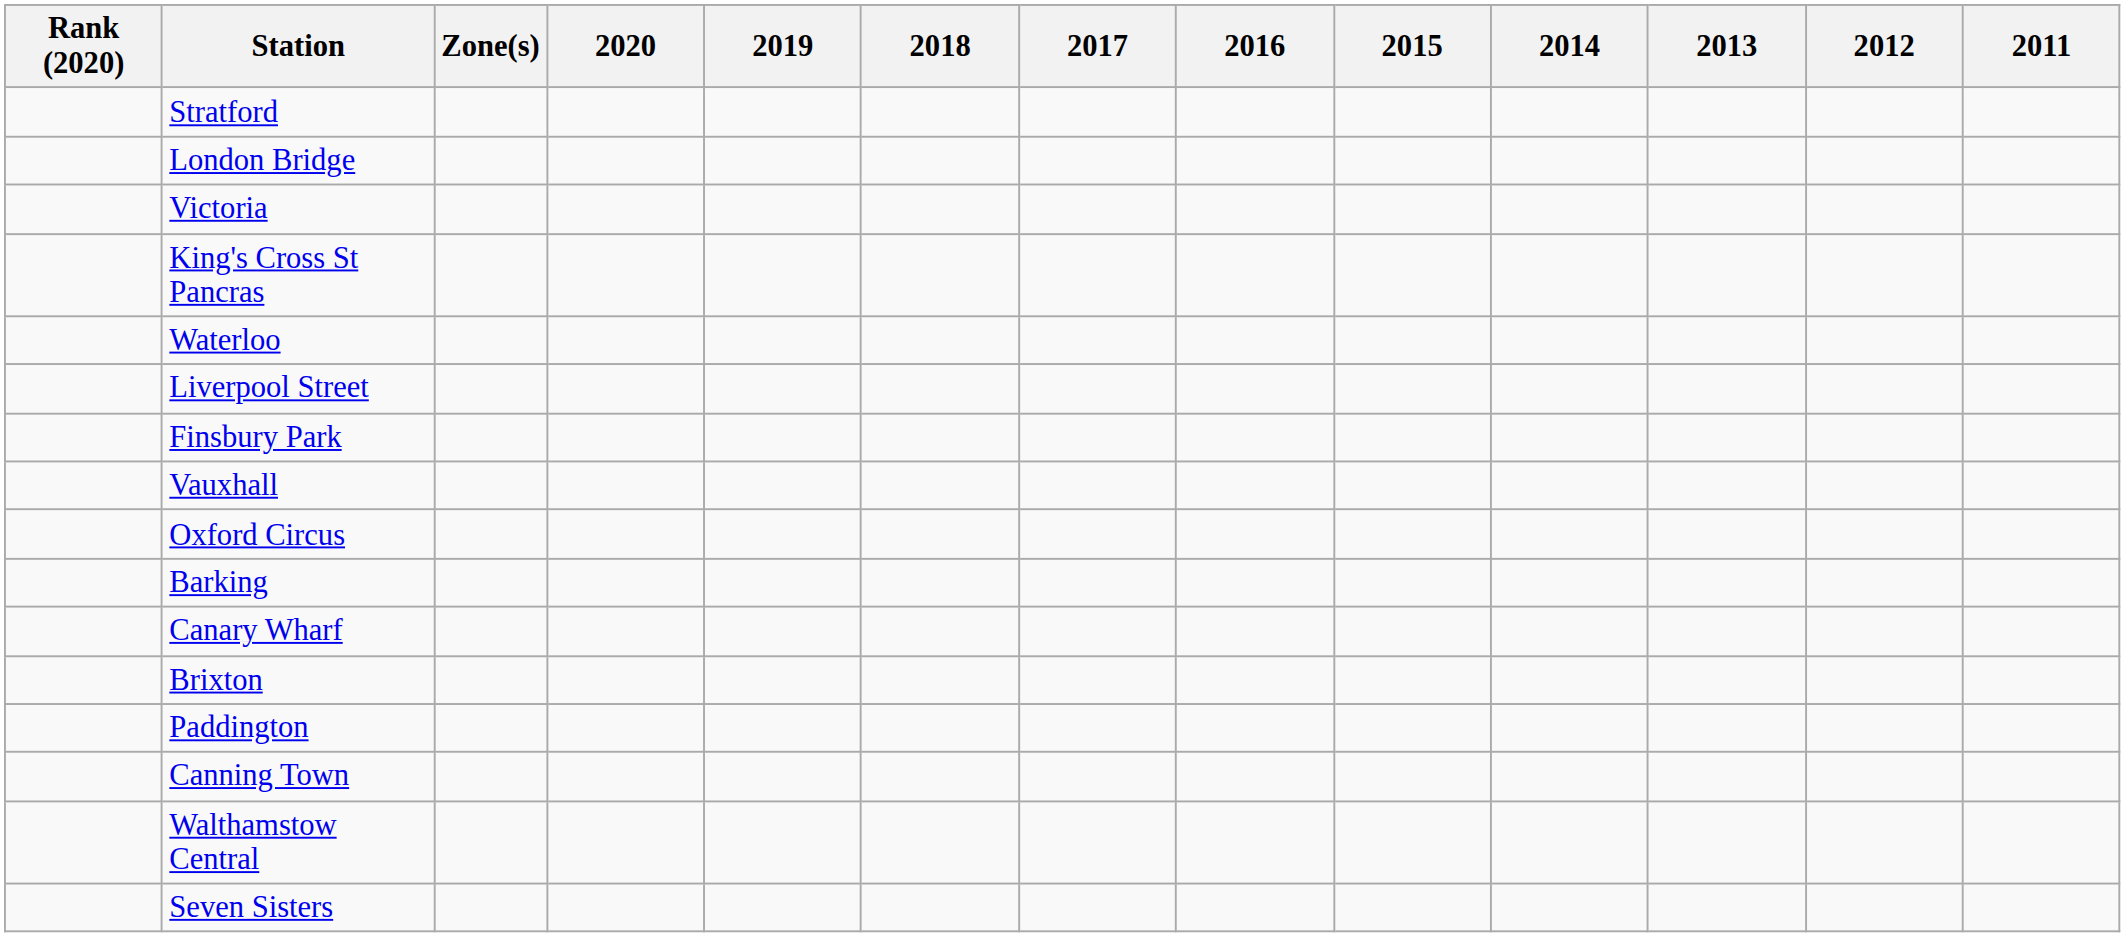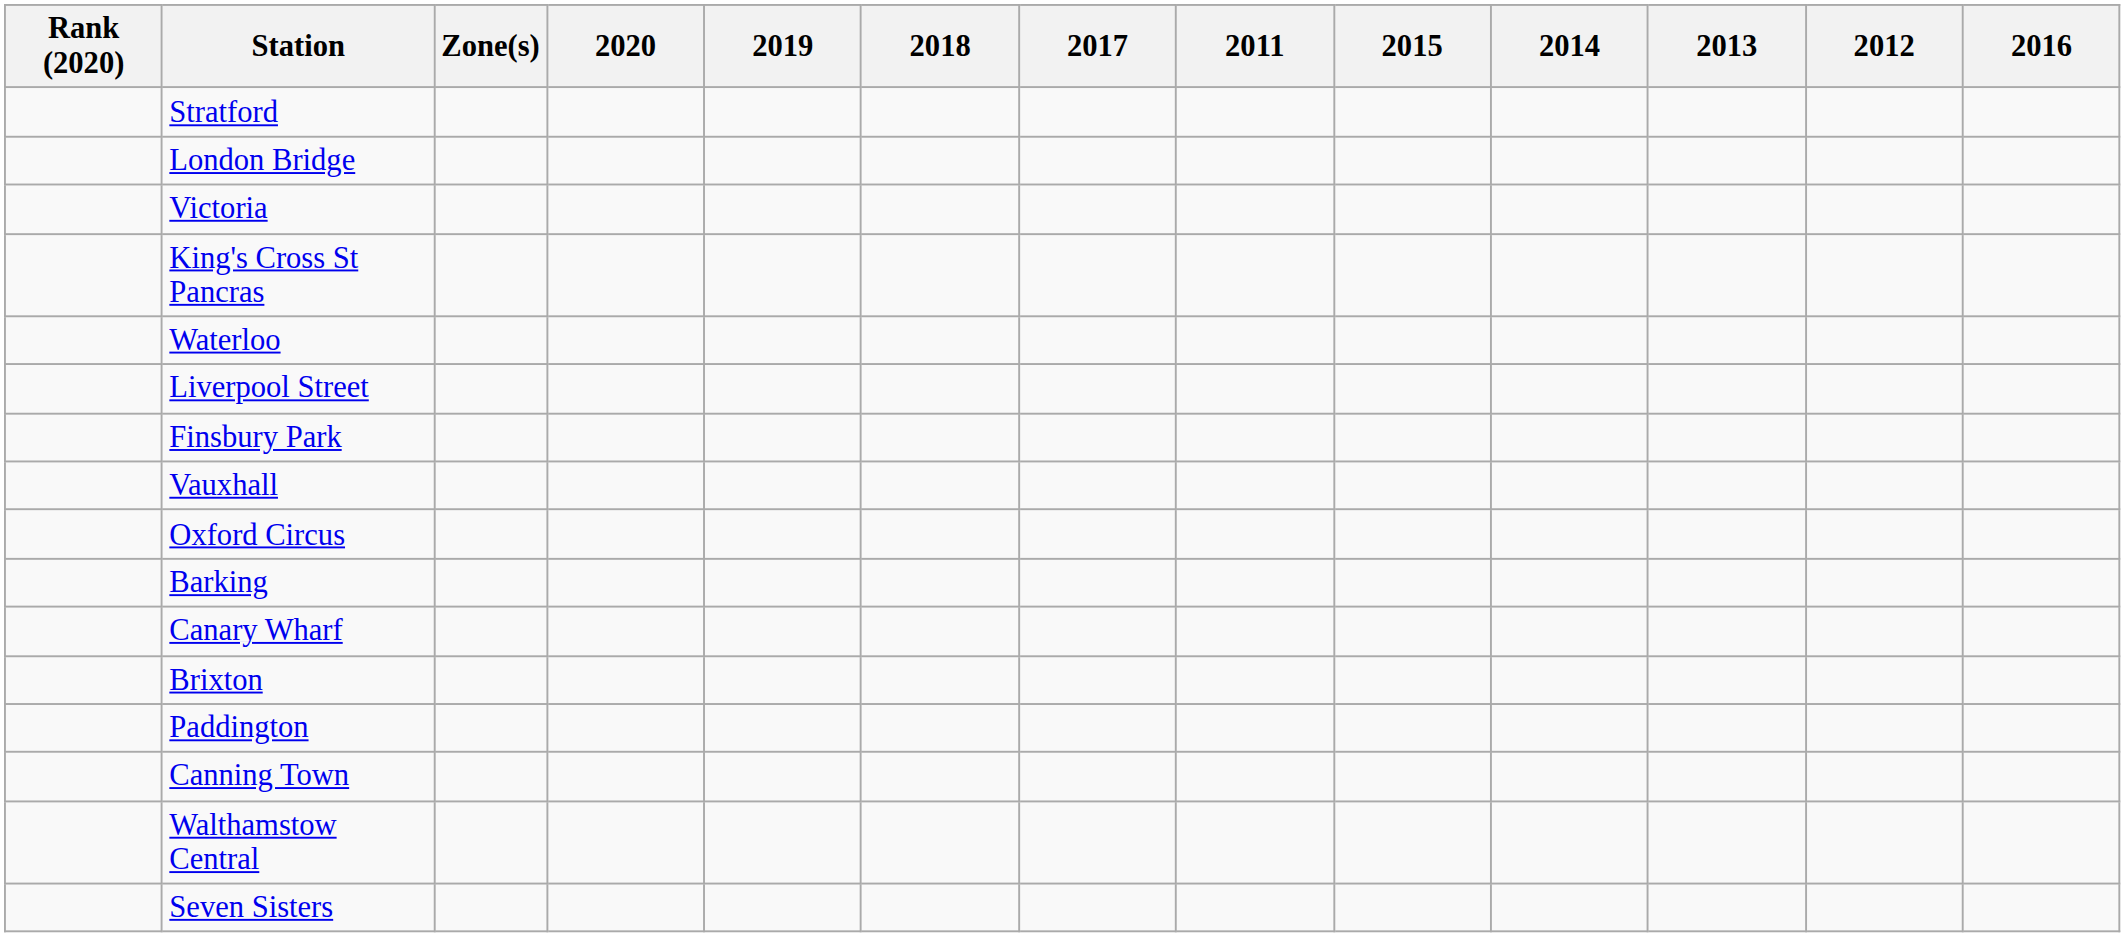columns swapped: (1255, 45) <-> (2041, 45)
